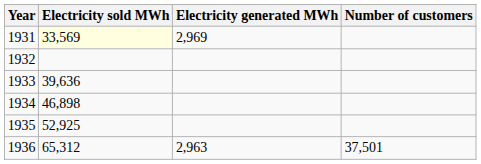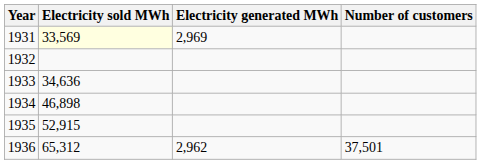(61, 81) 39,636 -> (61, 81) 34,636
(61, 125) 52,925 -> (61, 125) 52,915
(192, 147) 2,963 -> (192, 147) 2,962
